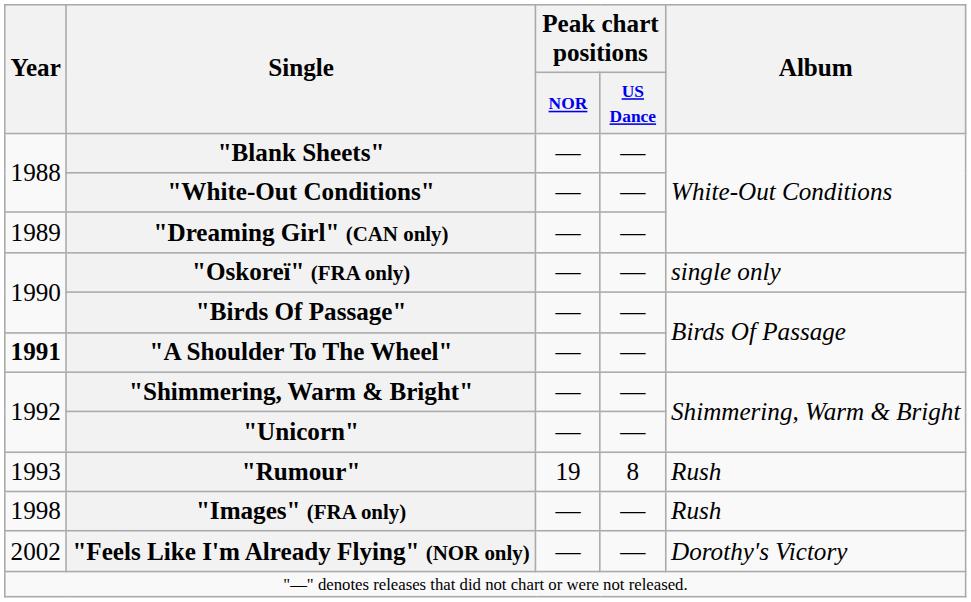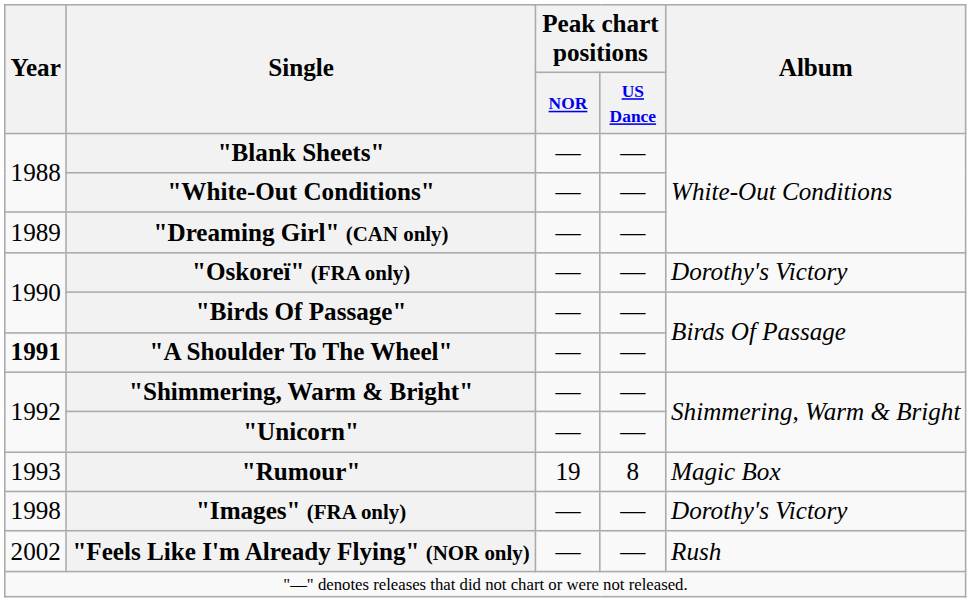(726, 272) single only -> (759, 272) Dorothy's Victory
(696, 471) Rush -> (726, 471) Magic Box
(696, 511) Rush -> (759, 511) Dorothy's Victory
(759, 551) Dorothy's Victory -> (696, 551) Rush
